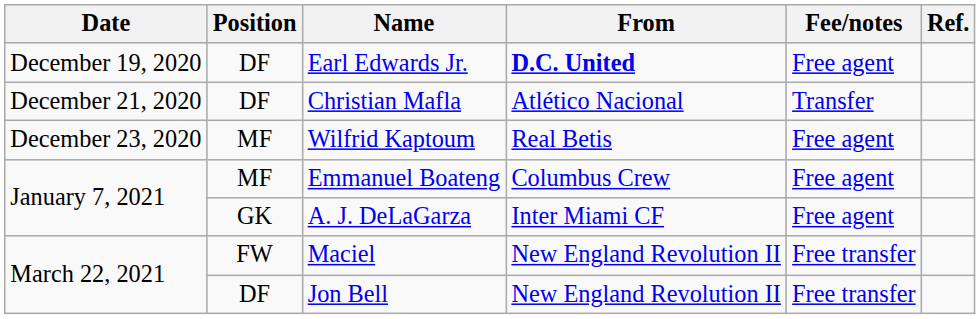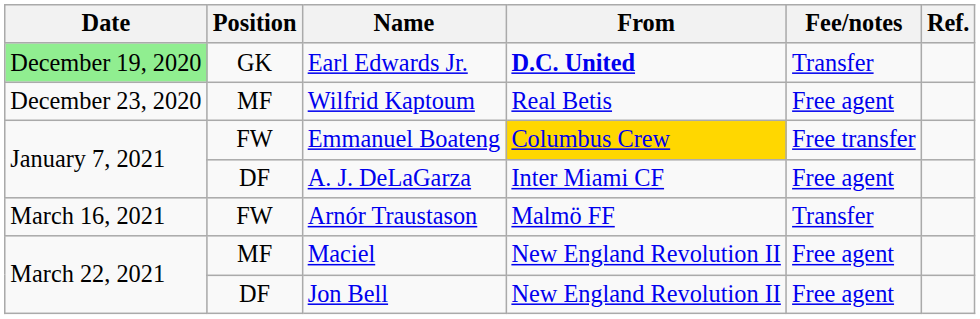(106, 62) no background -> (106, 62) lightgreen background
(255, 62) DF -> (255, 62) GK
(843, 62) Free agent -> (833, 62) Transfer
- row: (384, 100)
(255, 178) MF -> (255, 139) FW
(591, 178) no background -> (591, 139) gold background
(843, 178) Free agent -> (854, 139) Free transfer
(255, 216) GK -> (255, 178) DF
+ row: (392, 216)
(255, 255) FW -> (255, 255) MF
(854, 255) Free transfer -> (843, 255) Free agent
(854, 293) Free transfer -> (843, 293) Free agent
